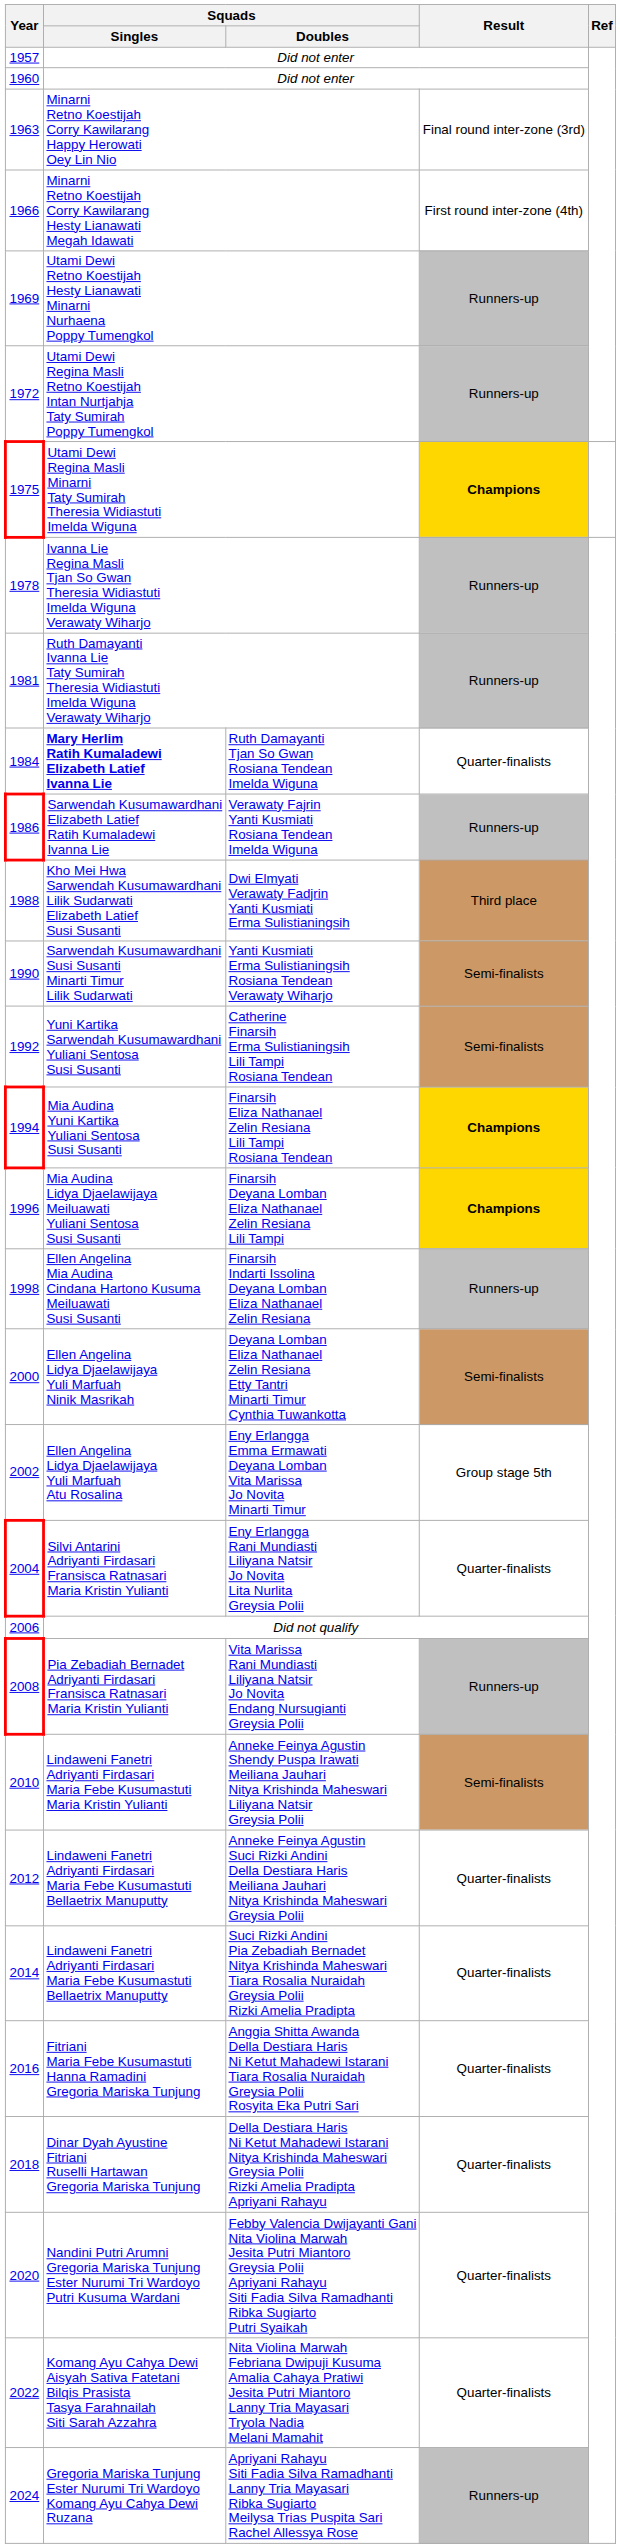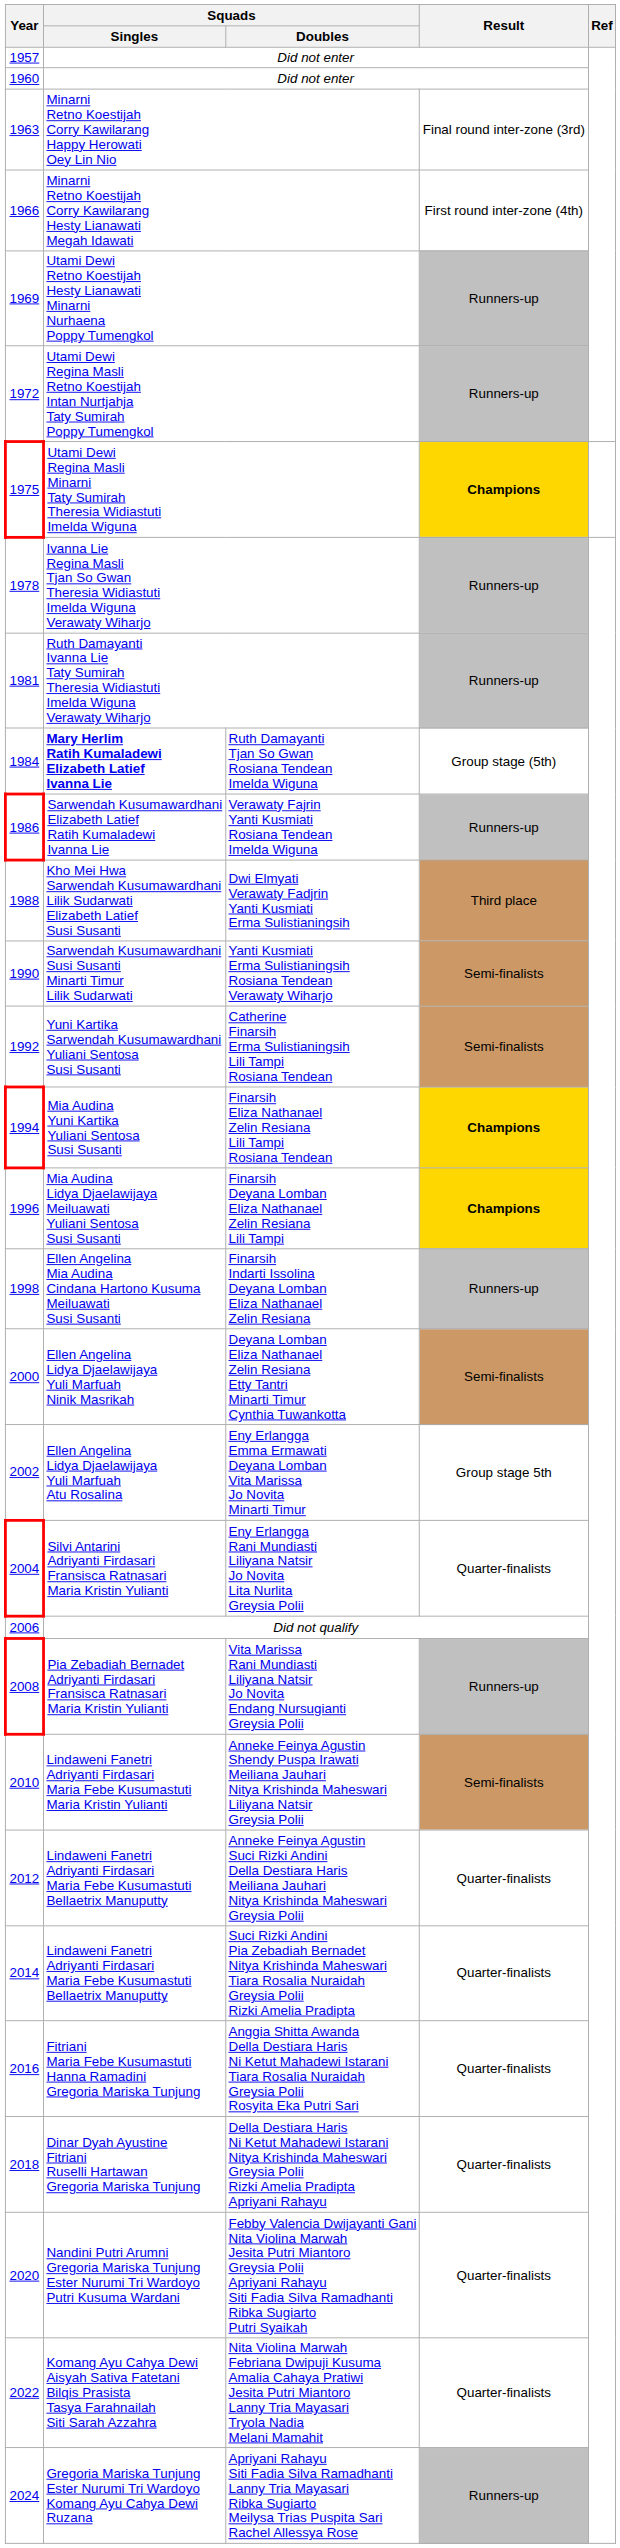(504, 762) Quarter-finalists -> (504, 762) Group stage (5th)
